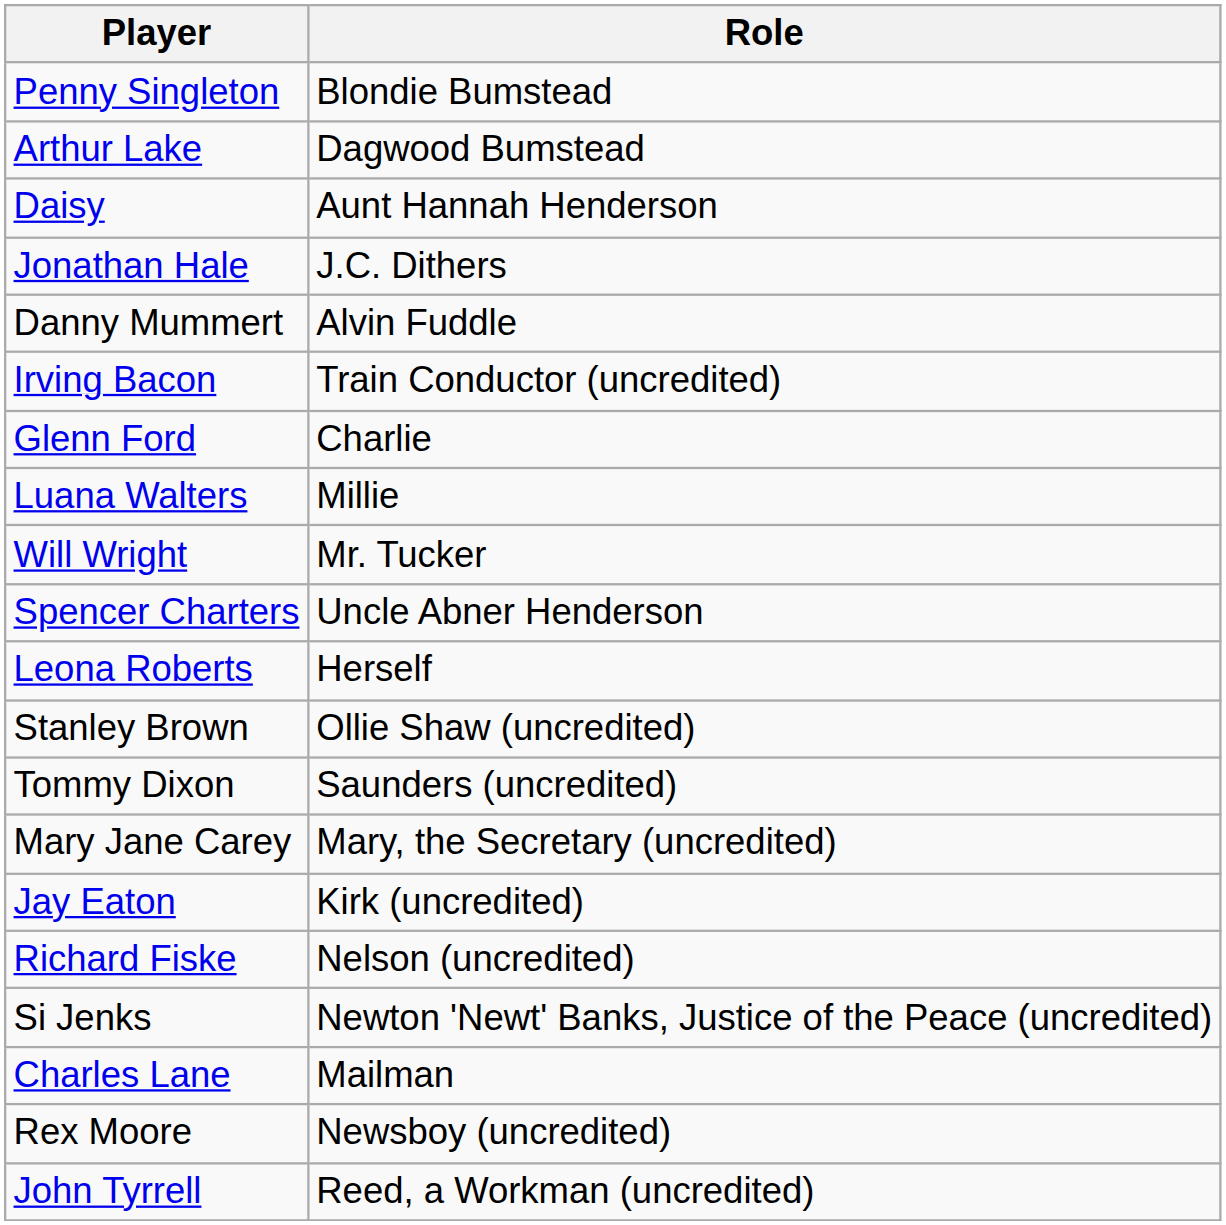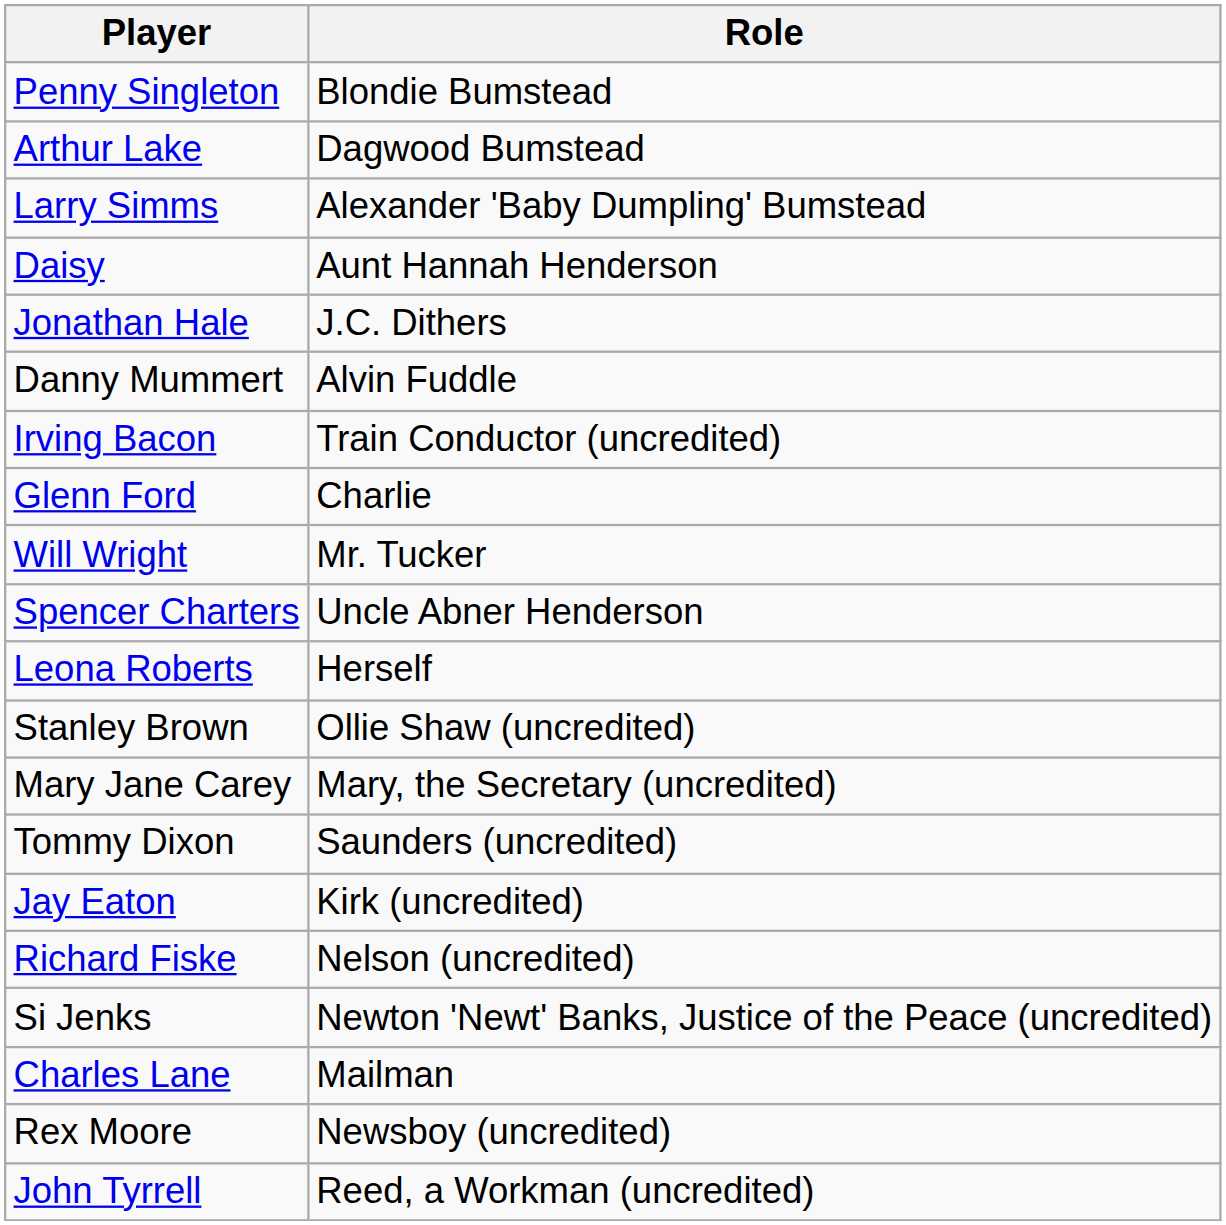+ row: (116, 206)
- row: (130, 496)
rows swapped: (152, 843) <-> (124, 785)
